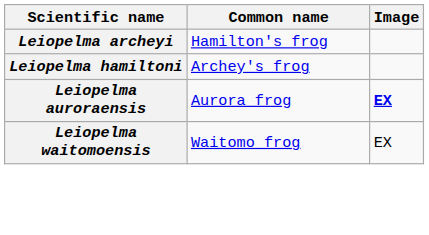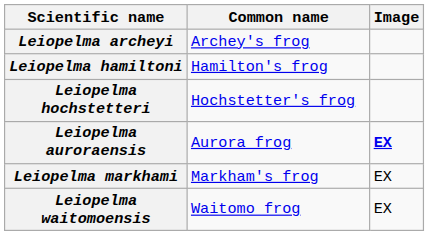(259, 42) Hamilton's frog -> (250, 42) Archey's frog
(250, 67) Archey's frog -> (259, 67) Hamilton's frog
+ row: (96, 100)
+ row: (96, 176)
